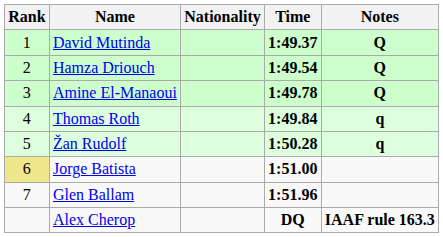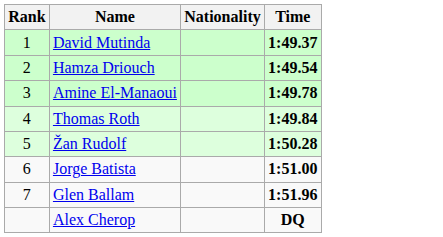- column: (380, 17)
(27, 169) khaki background -> (27, 169) no background
